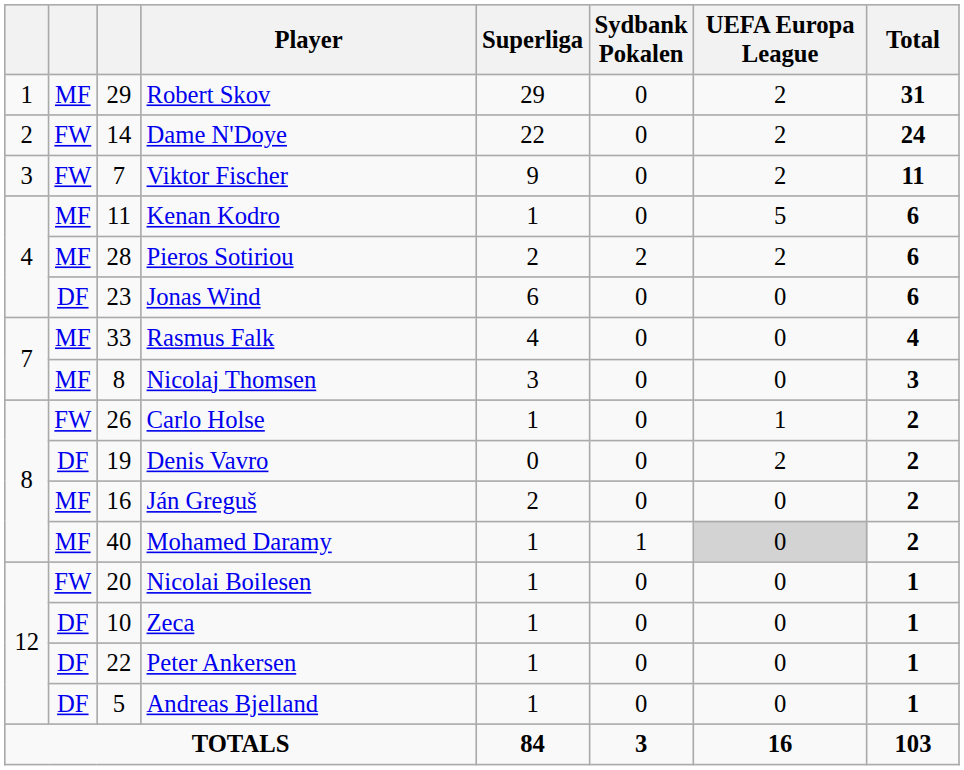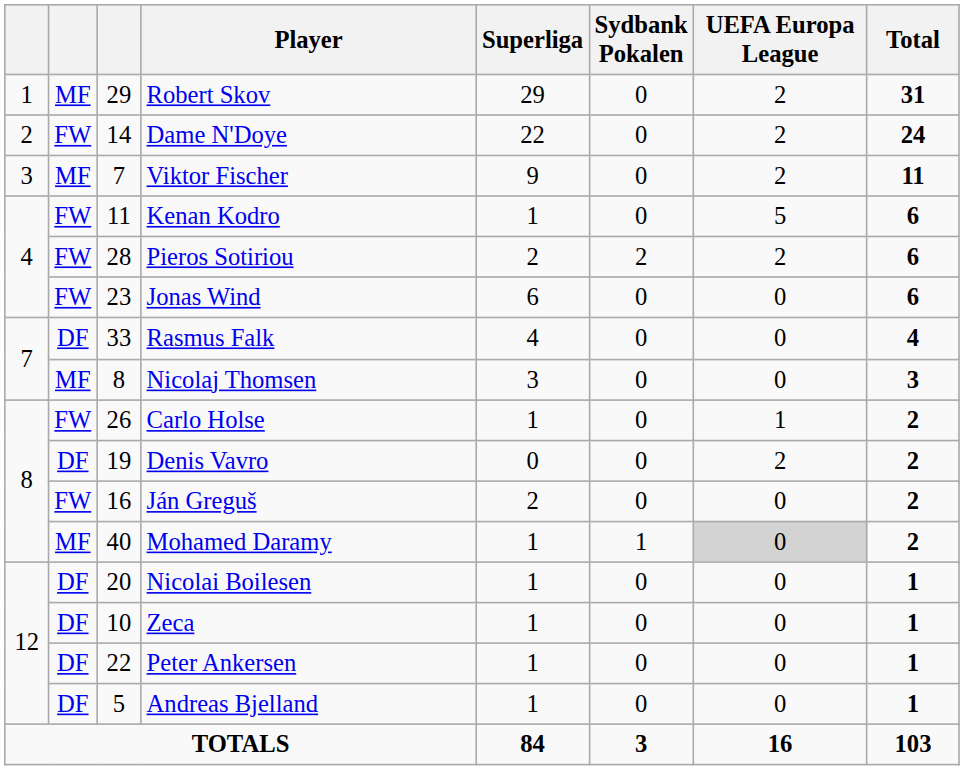(73, 175) FW -> (73, 175) MF
(73, 216) MF -> (73, 216) FW
(73, 257) MF -> (73, 257) FW
(73, 297) DF -> (73, 297) FW
(73, 338) MF -> (73, 338) DF
(73, 500) MF -> (73, 500) FW
(73, 581) FW -> (73, 581) DF
